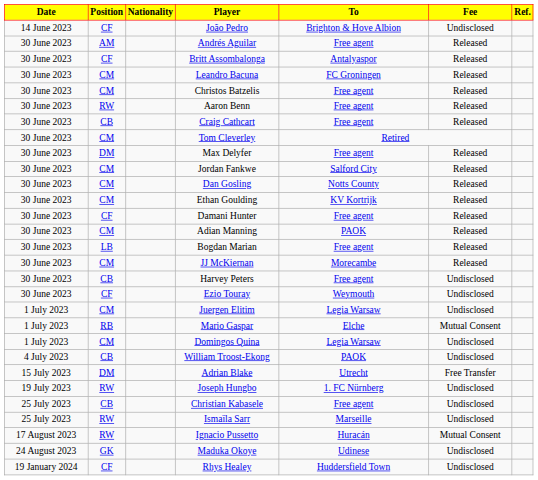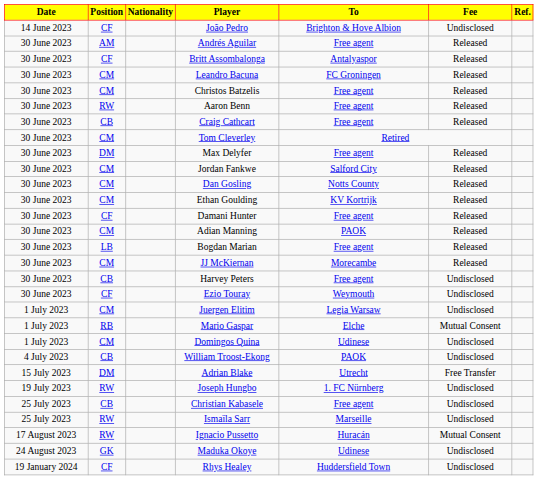(354, 341) Legia Warsaw -> (354, 341) Udinese
